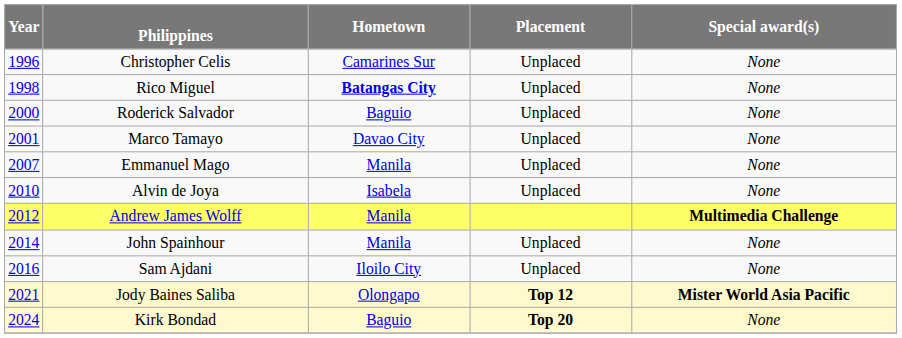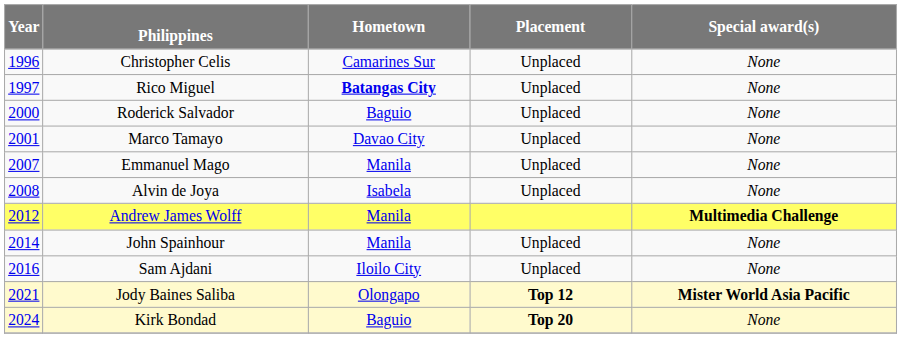(24, 87) 1998 -> (24, 87) 1997
(24, 191) 2010 -> (24, 191) 2008
